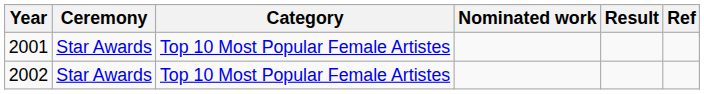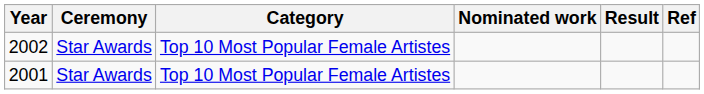rows swapped: (28, 46) <-> (28, 74)
